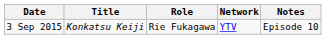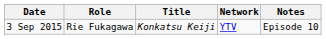columns swapped: (105, 12) <-> (182, 12)
